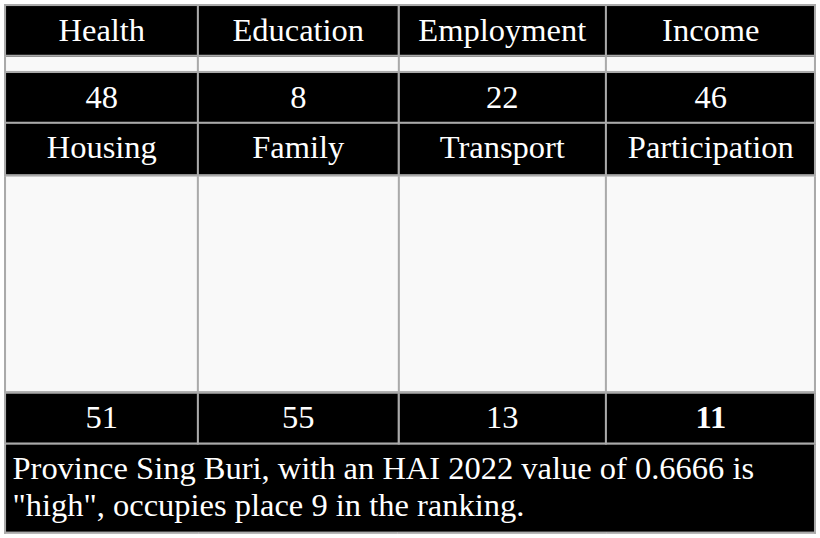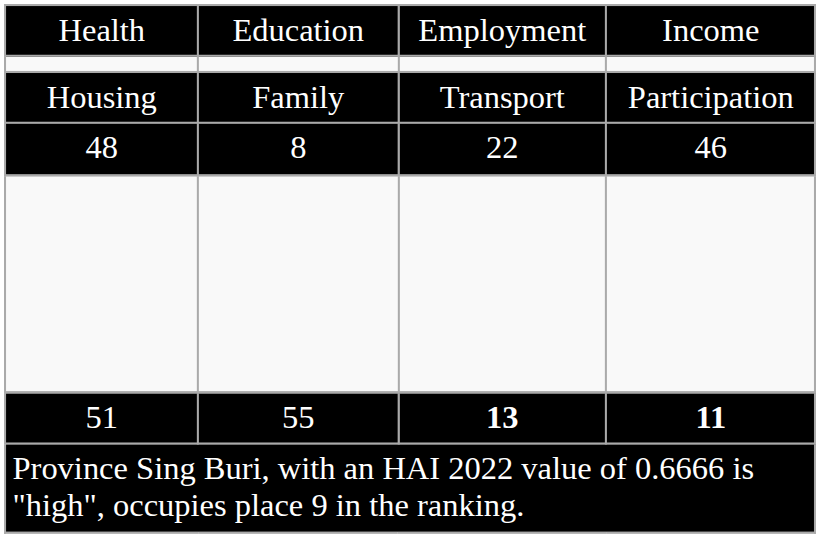rows swapped: (102, 96) <-> (102, 148)
(502, 417) normal -> (502, 417) bold
